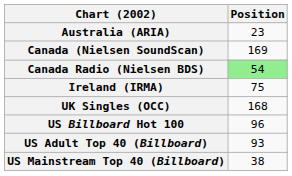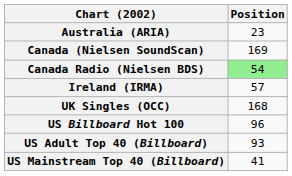(258, 87) 75 -> (258, 87) 57
(258, 161) 38 -> (258, 161) 41
